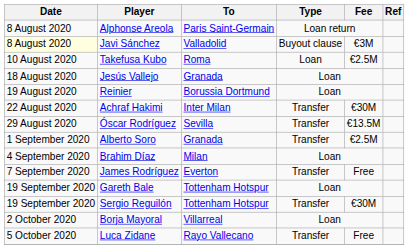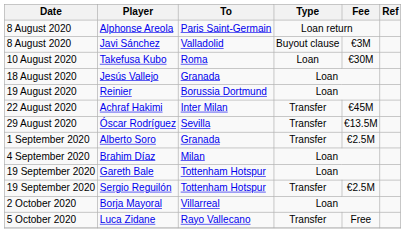(39, 44) lightyellow background -> (39, 44) no background
(364, 60) €2.5M -> (361, 60) €30M
(364, 108) €30M -> (361, 108) €45M
- row: (139, 172)
(364, 204) €30M -> (361, 188) €2.5M
